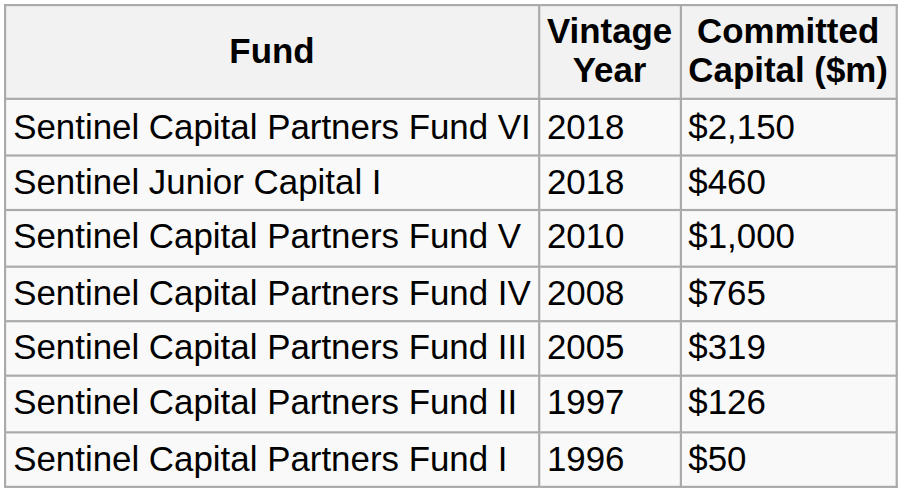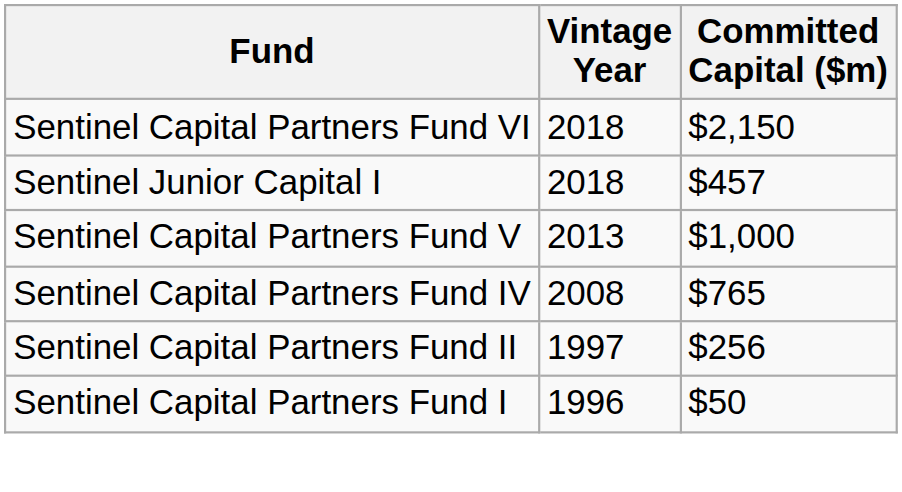(727, 182) $460 -> (727, 182) $457
(586, 237) 2010 -> (586, 237) 2013
- row: (270, 347)
(727, 403) $126 -> (727, 347) $256
